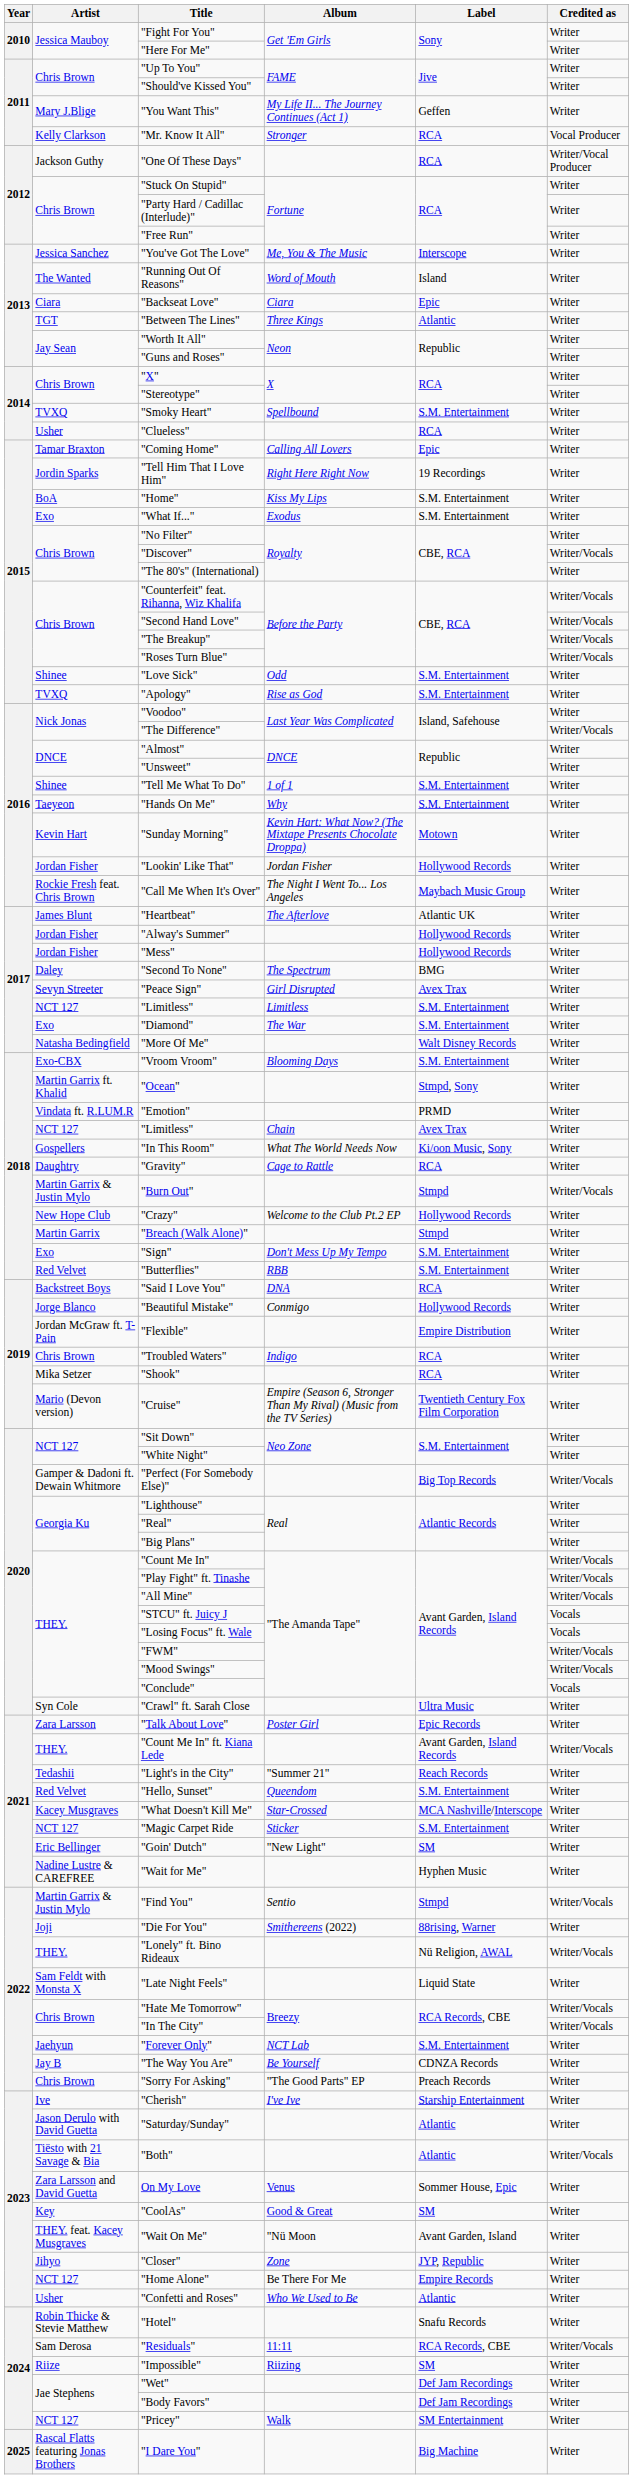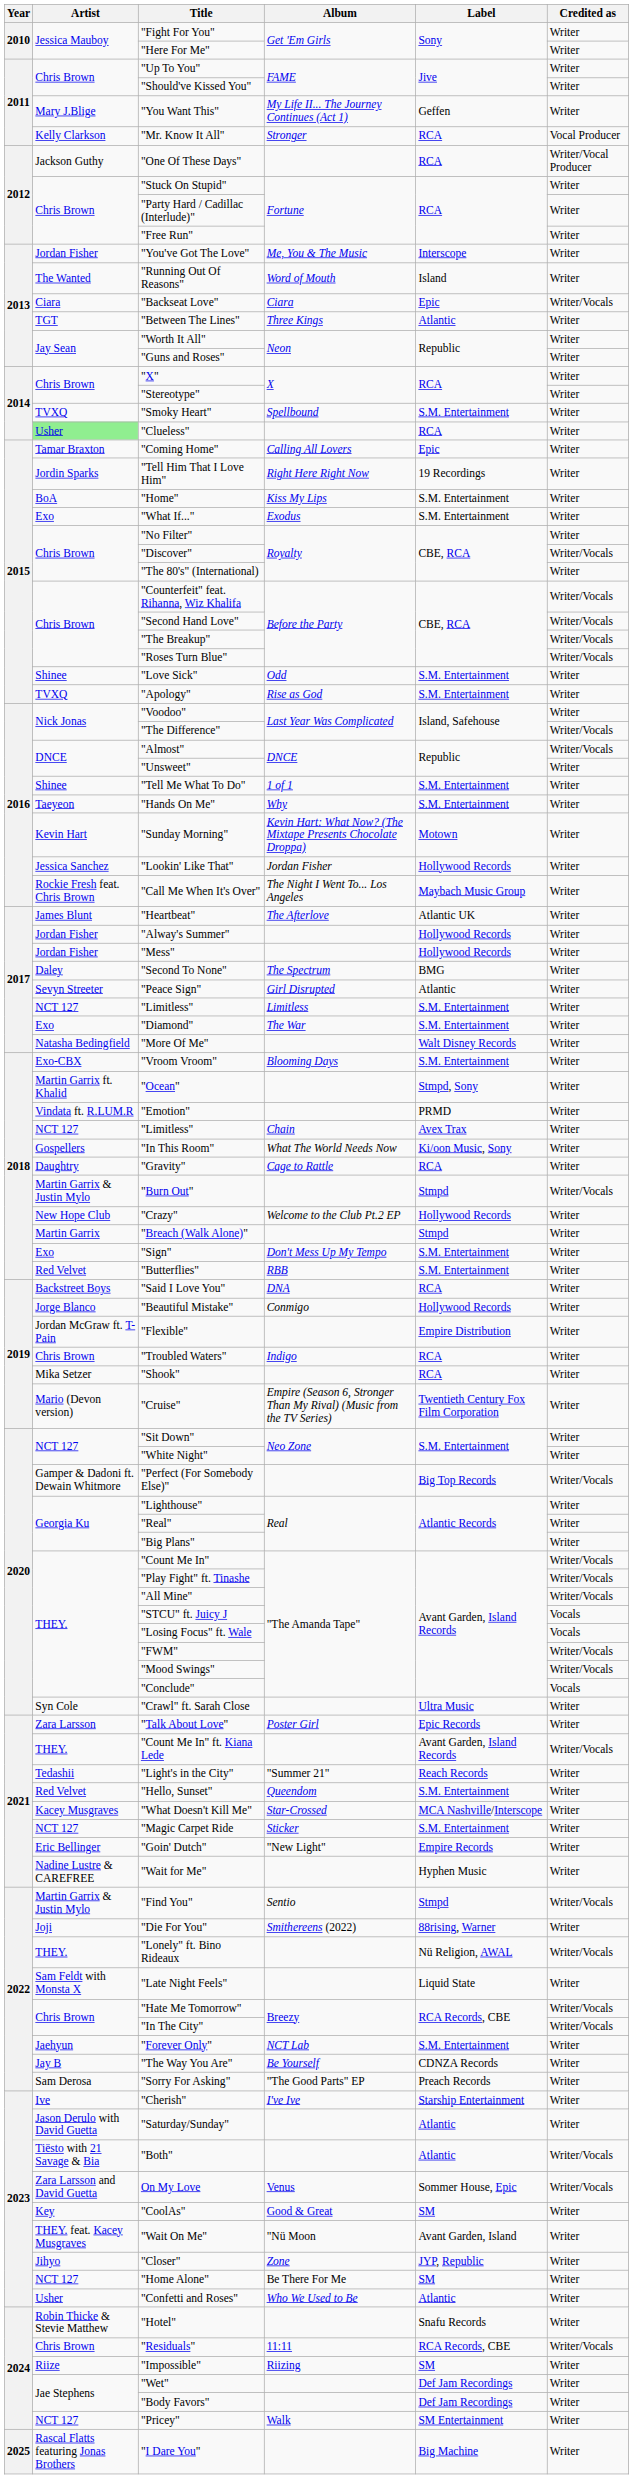(72, 253) Jessica Sanchez -> (67, 253) Jordan Fisher
(564, 302) Writer -> (581, 302) Writer/Vocals
(49, 430) no background -> (49, 430) lightgreen background
(564, 749) Writer -> (581, 749) Writer/Vocals
(67, 866) Jordan Fisher -> (72, 866) Jessica Sanchez
(442, 988) Avex Trax -> (437, 988) Atlantic
(427, 1847) SM -> (456, 1847) Empire Records
(65, 2081) Chris Brown -> (63, 2081) Sam Derosa
(564, 2187) Writer -> (581, 2187) Writer/Vocals
(456, 2279) Empire Records -> (427, 2279) SM
(63, 2347) Sam Derosa -> (65, 2347) Chris Brown
